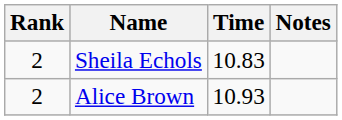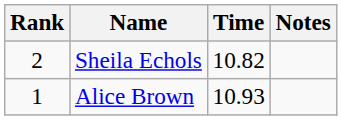(239, 59) 10.83 -> (239, 59) 10.82
(37, 96) 2 -> (37, 96) 1
